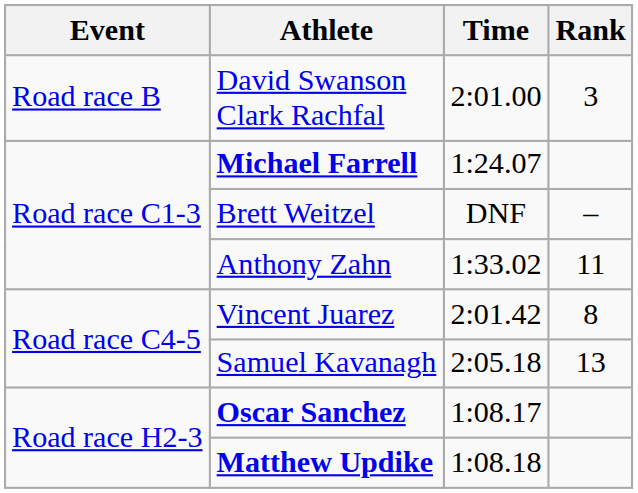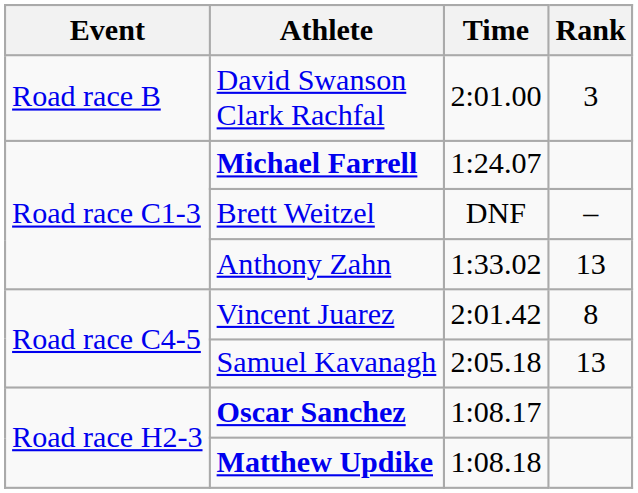(591, 263) 11 -> (591, 263) 13
